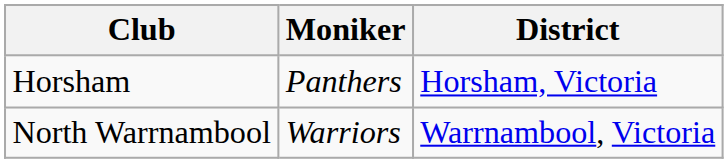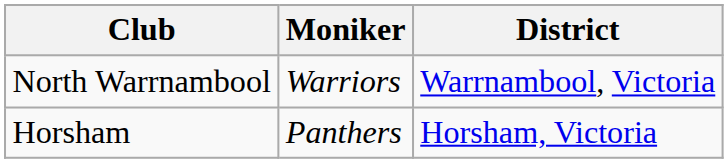rows swapped: (71, 81) <-> (142, 132)
